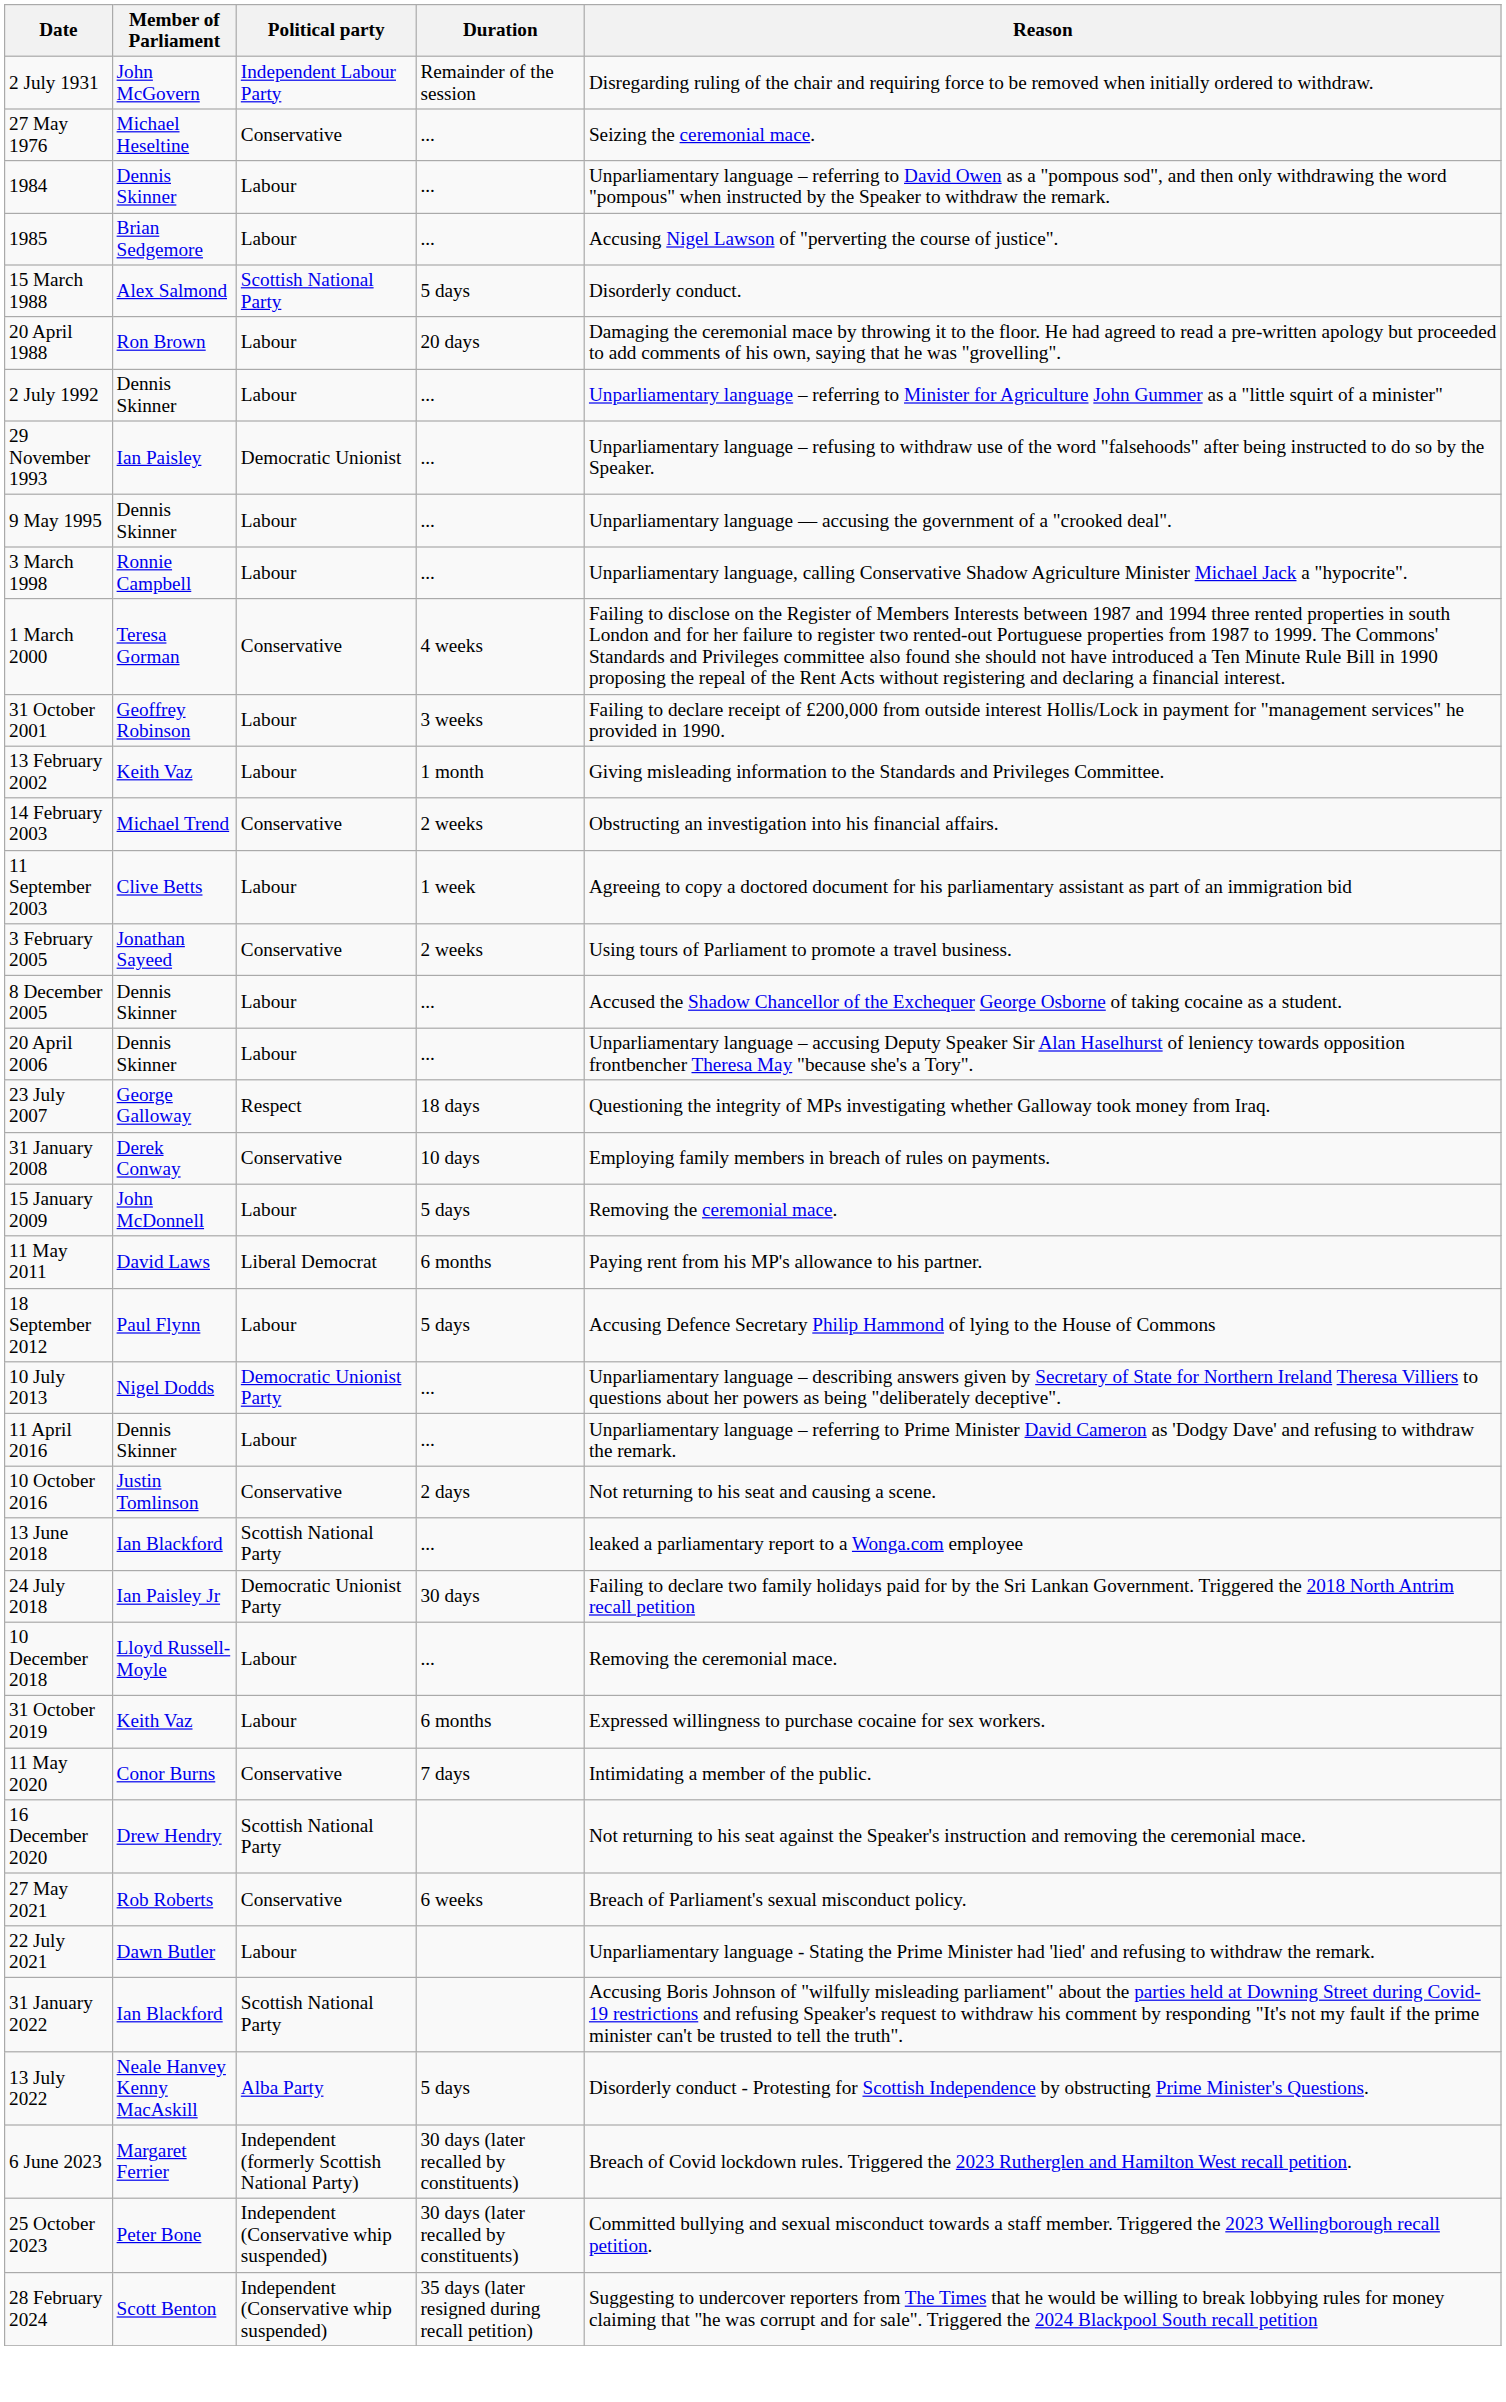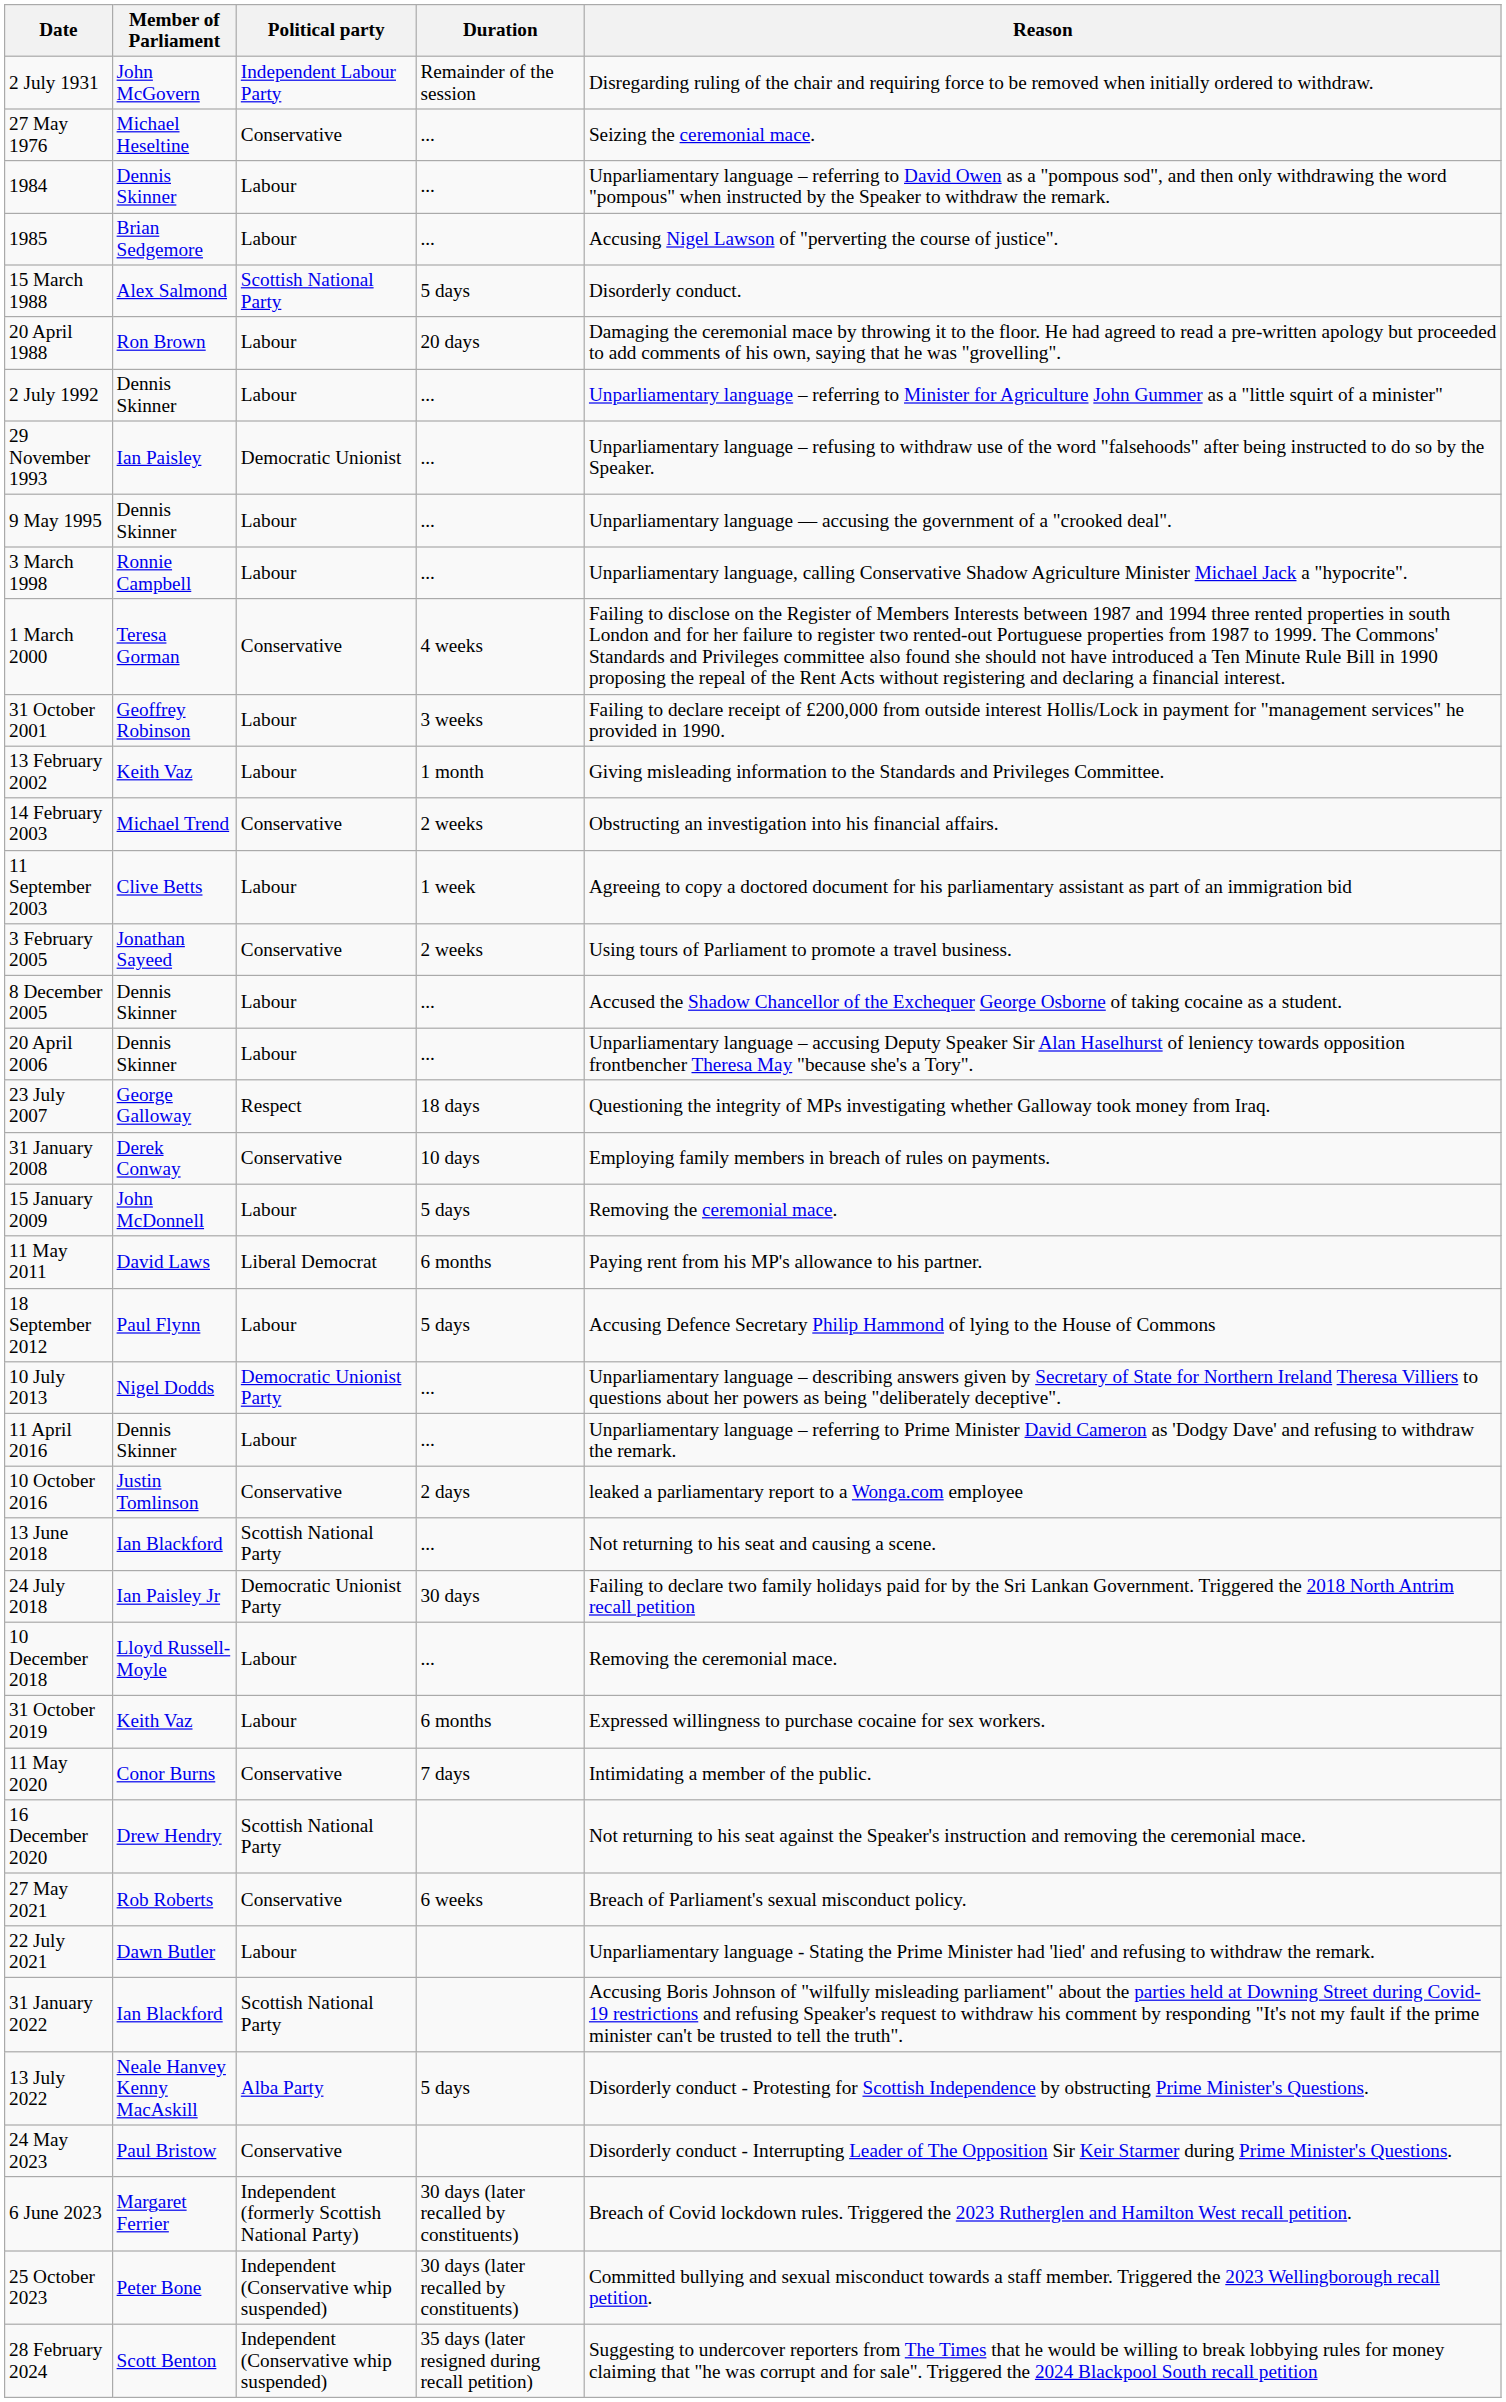(762, 1491) Not returning to his seat and causing a scene. -> (806, 1491) leaked a parliamentary report to a Wonga.com employee
(806, 1543) leaked a parliamentary report to a Wonga.com employee -> (762, 1543) Not returning to his seat and causing a scene.
+ row: (39, 2150)
